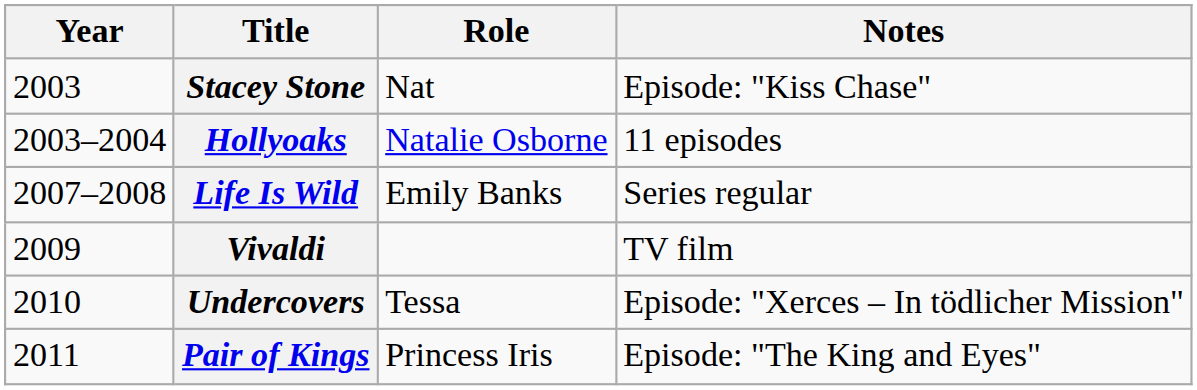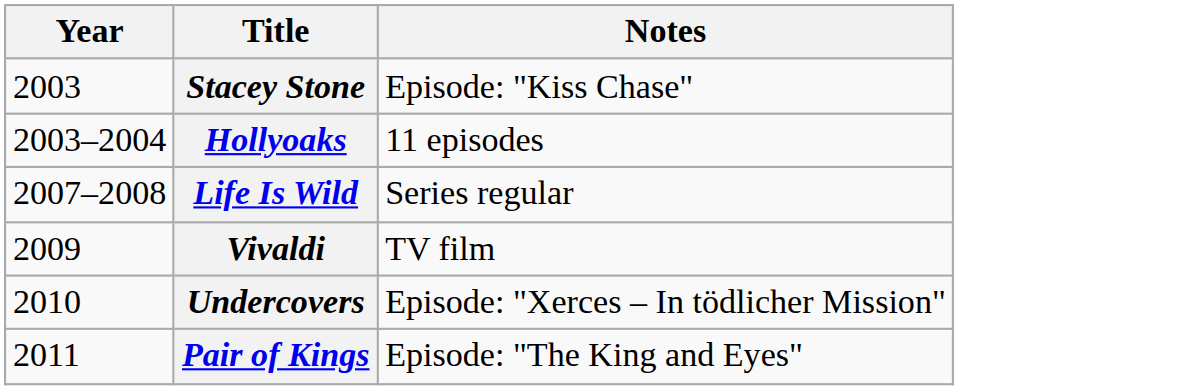- column: (496, 31)
